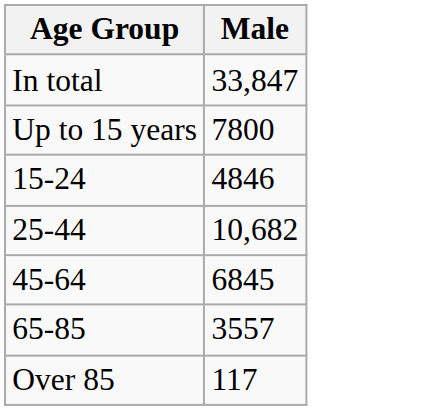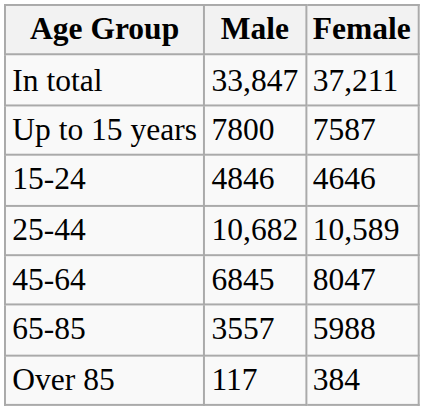+ column: (362, 29)
